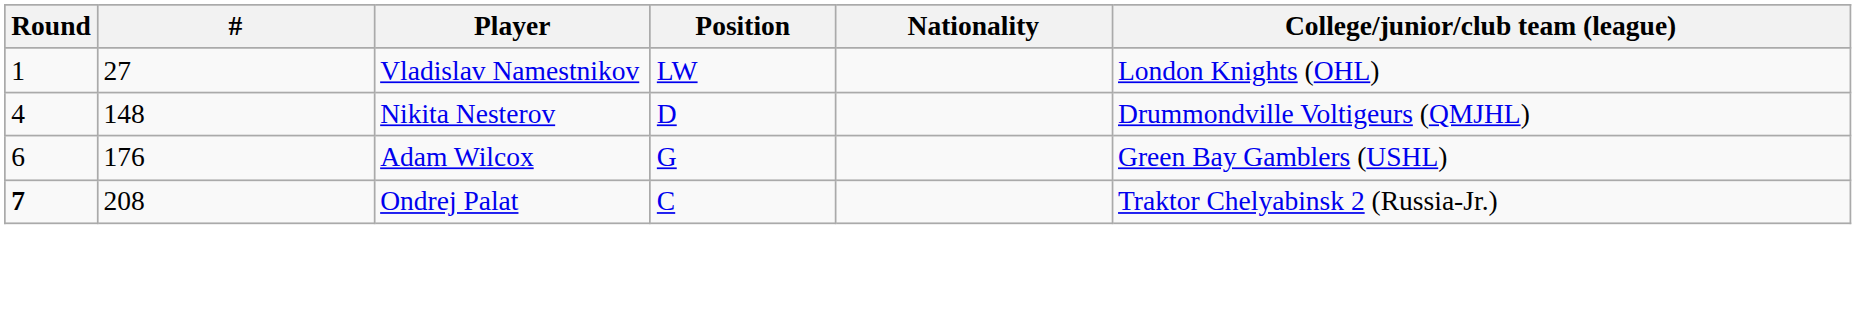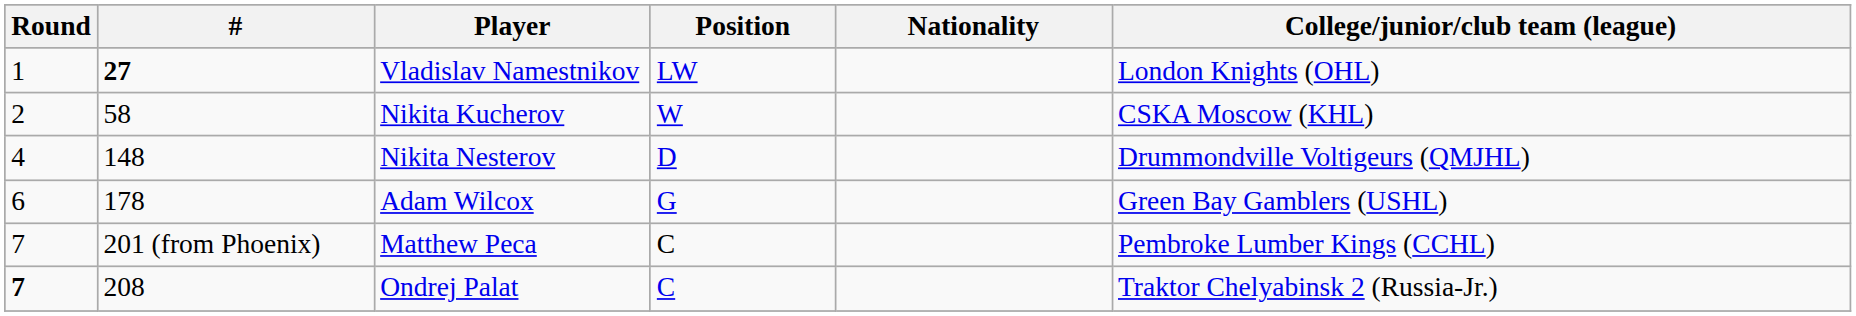(117, 69) normal -> (117, 69) bold
+ row: (472, 113)
(124, 157) 176 -> (124, 200) 178
+ row: (458, 244)
